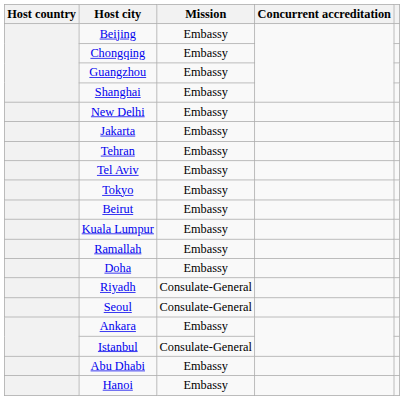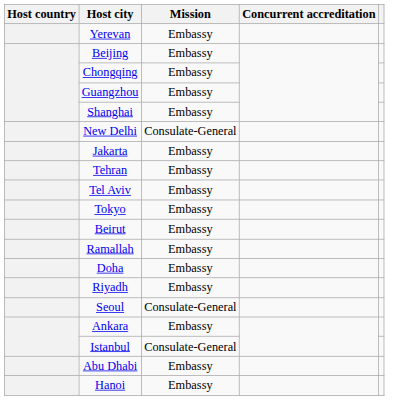+ row: (110, 33)
(206, 111) Embassy -> (190, 131) Consulate-General
- row: (118, 229)
(206, 287) Consulate-General -> (190, 287) Embassy
